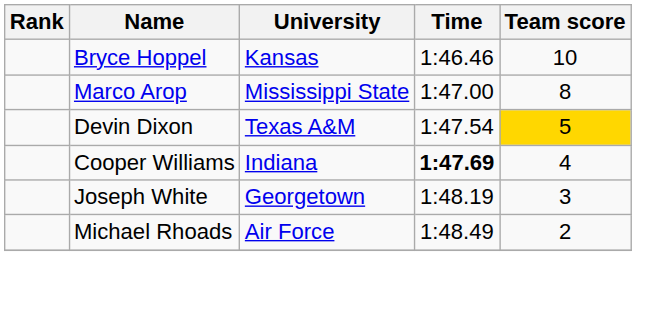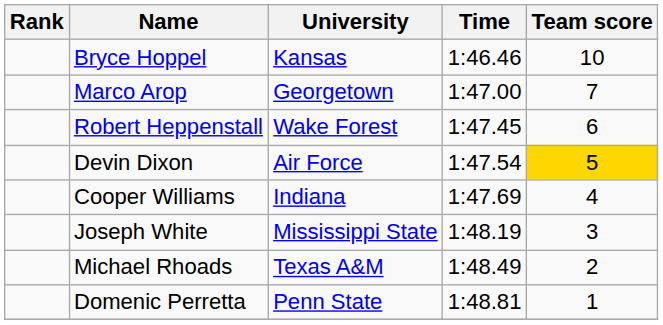(327, 92) Mississippi State -> (333, 92) Georgetown
(565, 92) 8 -> (592, 92) 7
+ row: (168, 127)
(300, 127) Texas A&M -> (318, 162) Air Force
(457, 162) bold -> (485, 197) normal
(305, 197) Georgetown -> (355, 232) Mississippi State
(290, 232) Air Force -> (328, 267) Texas A&M
+ row: (160, 302)
